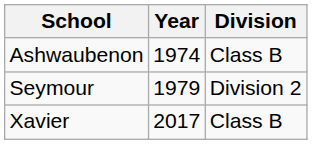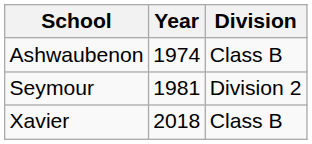(177, 88) 1979 -> (177, 88) 1981
(177, 121) 2017 -> (177, 121) 2018
